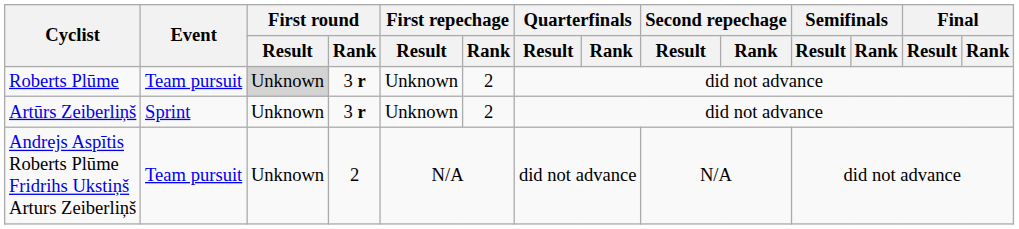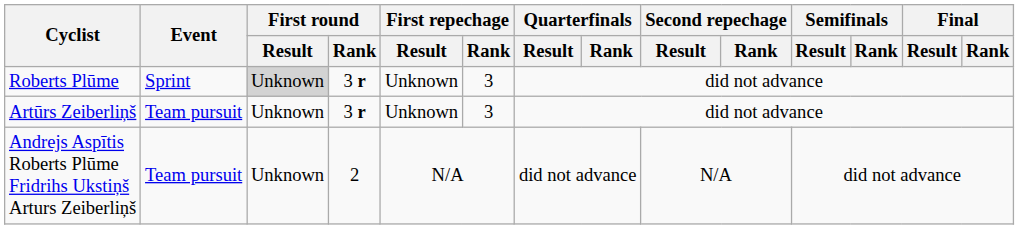(194, 81) Team pursuit -> (168, 81) Sprint
(489, 81) 2 -> (489, 81) 3
(168, 112) Sprint -> (194, 112) Team pursuit
(489, 112) 2 -> (489, 112) 3
